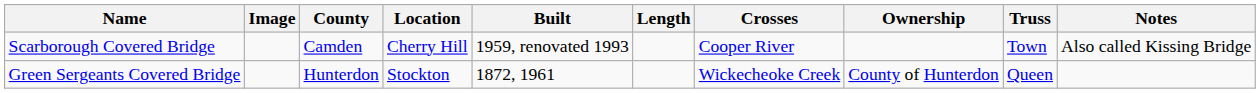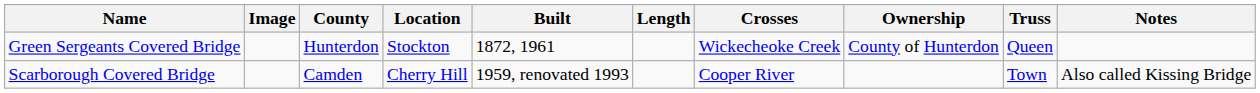rows swapped: (125, 74) <-> (112, 46)
